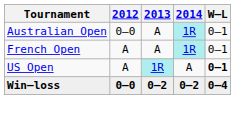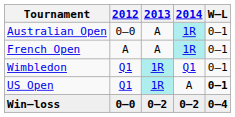+ row: (37, 67)
(125, 67) A -> (125, 85) Q1
